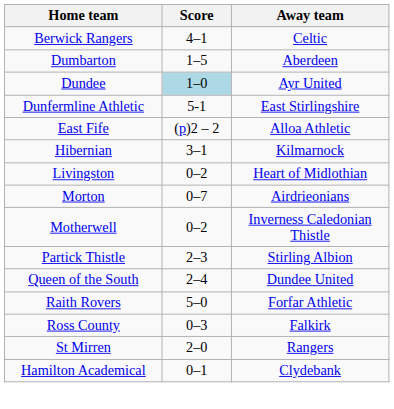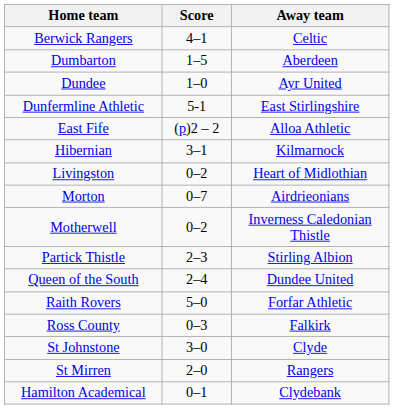(197, 83) lightblue background -> (197, 83) no background
+ row: (83, 347)
